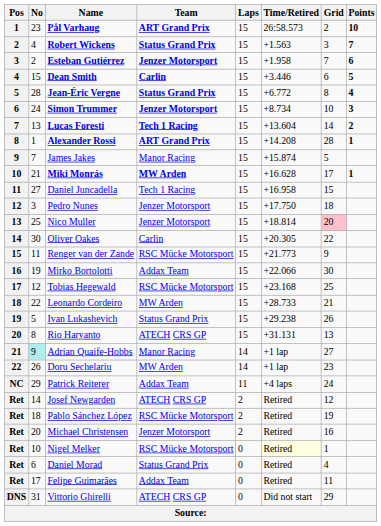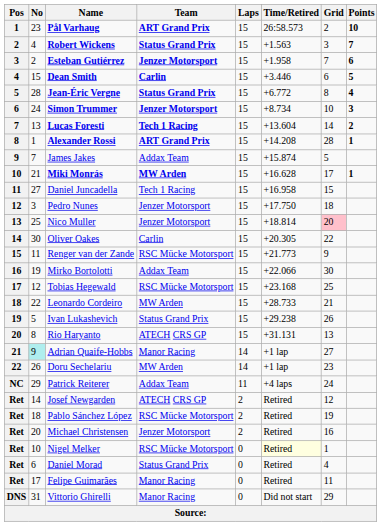(167, 157) Manor Racing -> (164, 157) Addax Team
(164, 480) Addax Team -> (167, 480) Manor Racing
(173, 496) ATECH CRS GP -> (167, 496) Manor Racing
